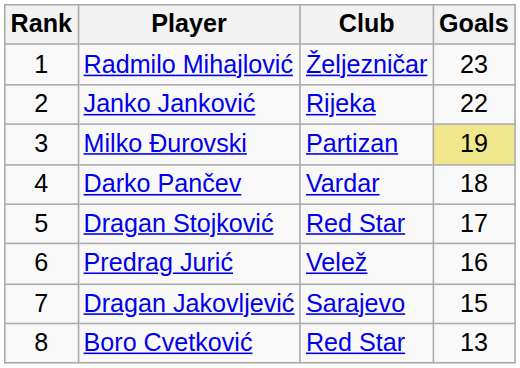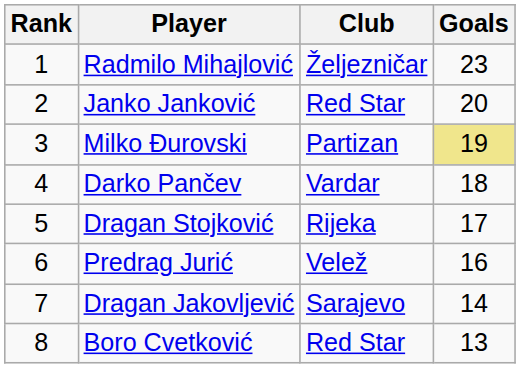(341, 104) Rijeka -> (356, 104) Red Star
(474, 104) 22 -> (474, 104) 20
(356, 223) Red Star -> (341, 223) Rijeka
(474, 303) 15 -> (474, 303) 14
